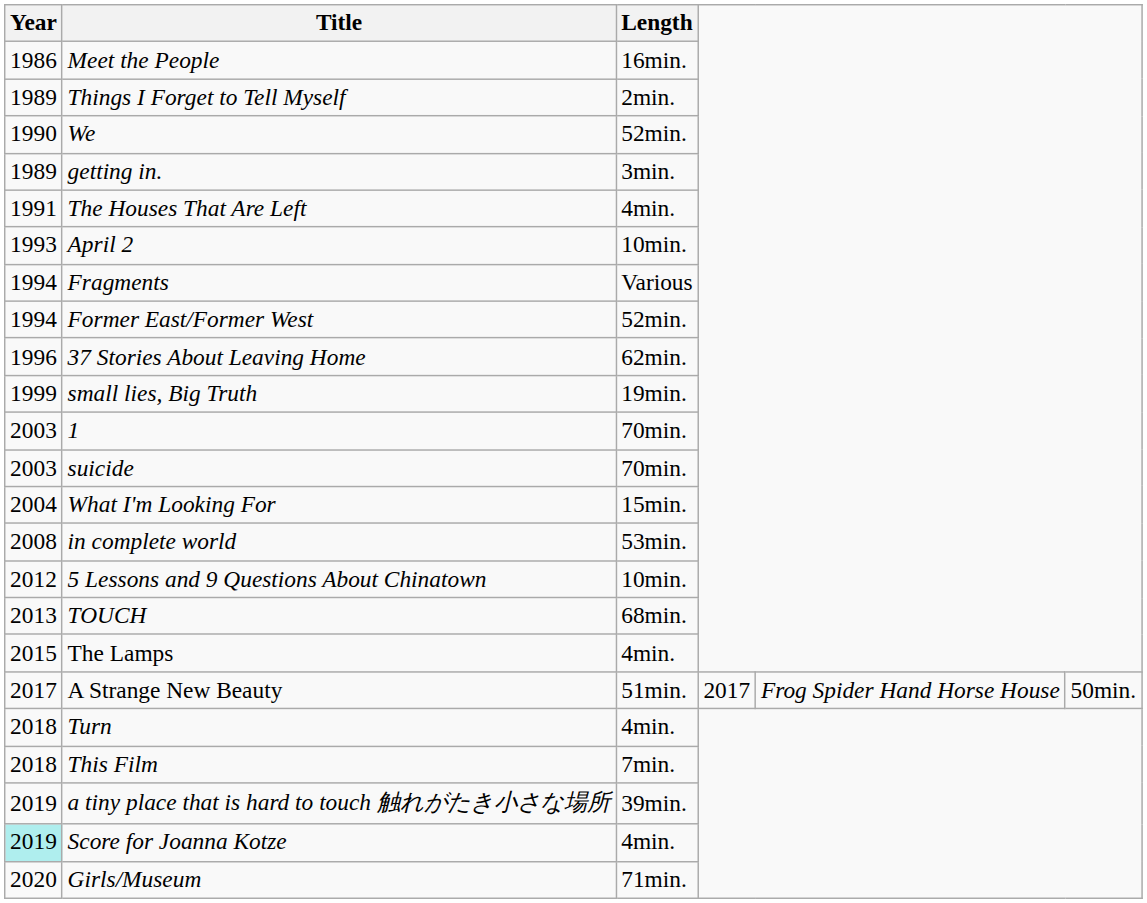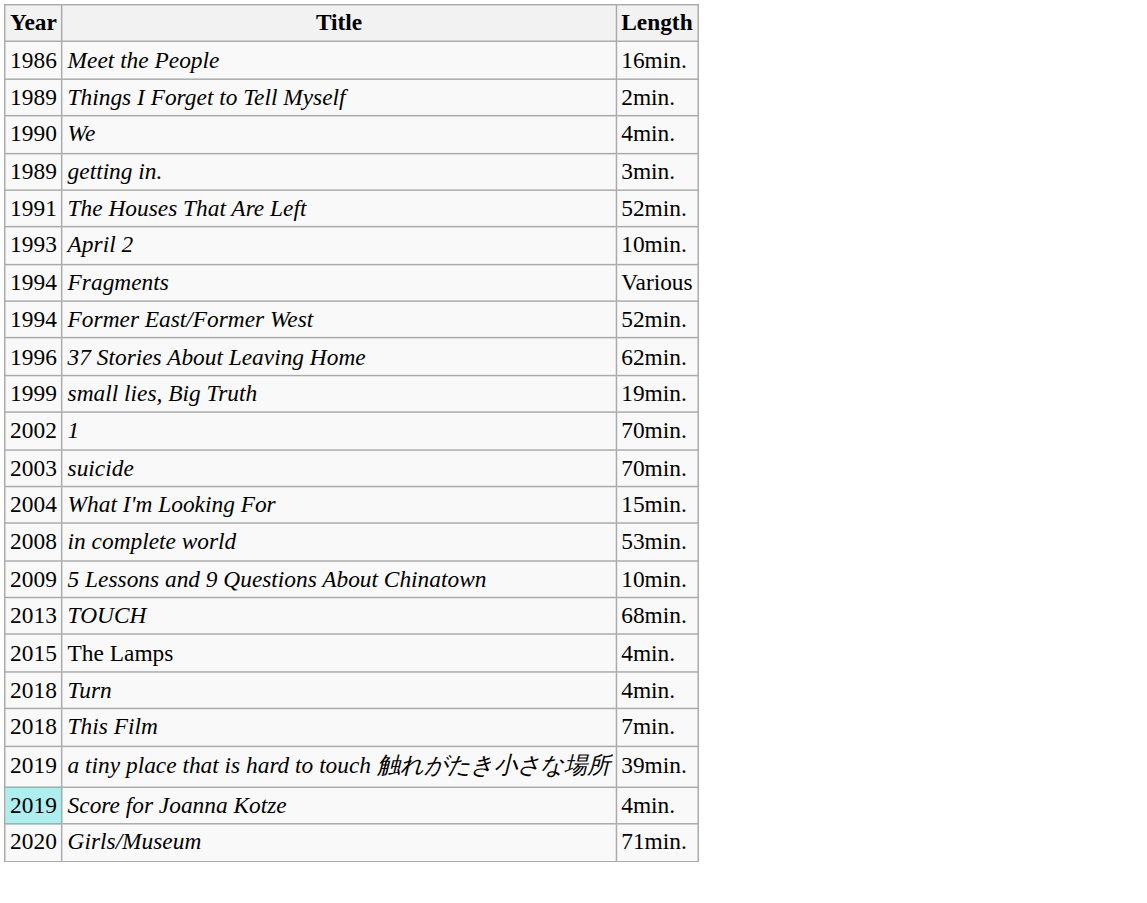(654, 134) 52min. -> (648, 134) 4min.
(648, 208) 4min. -> (654, 208) 52min.
(33, 430) 2003 -> (33, 430) 2002
(33, 578) 2012 -> (33, 578) 2009
- row: (175, 689)
